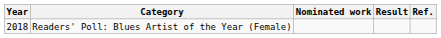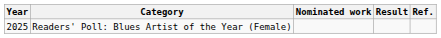(17, 26) 2018 -> (17, 26) 2025
